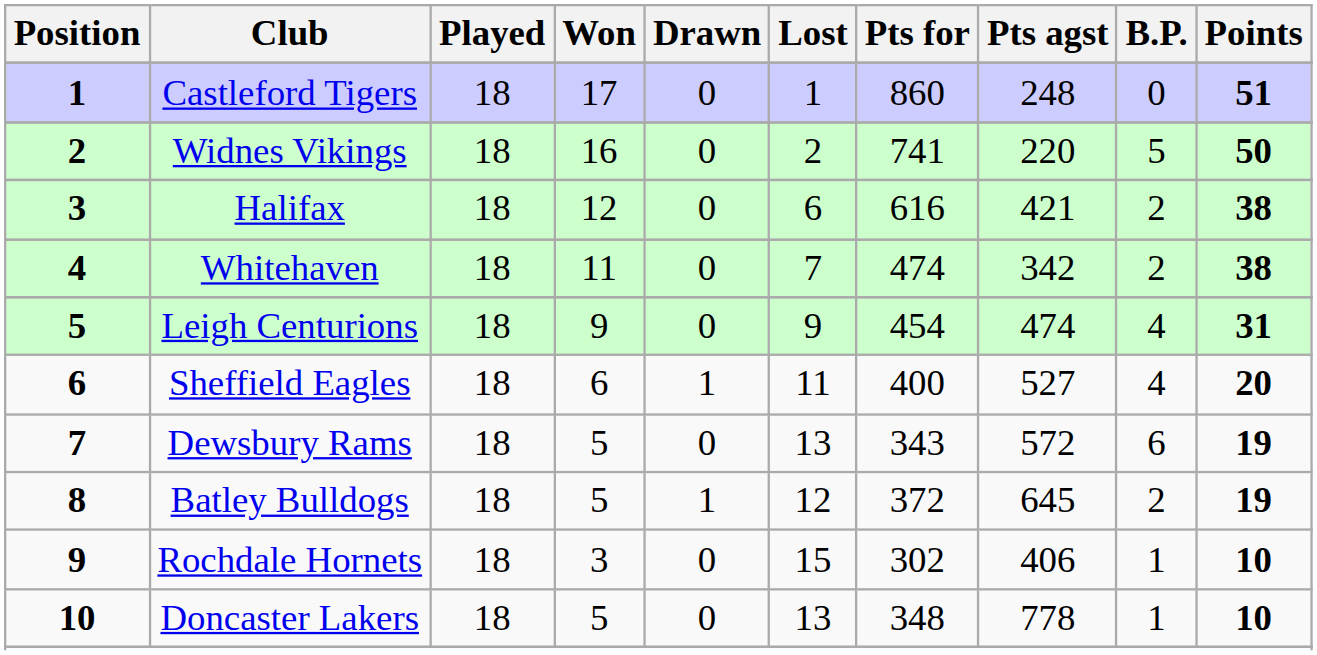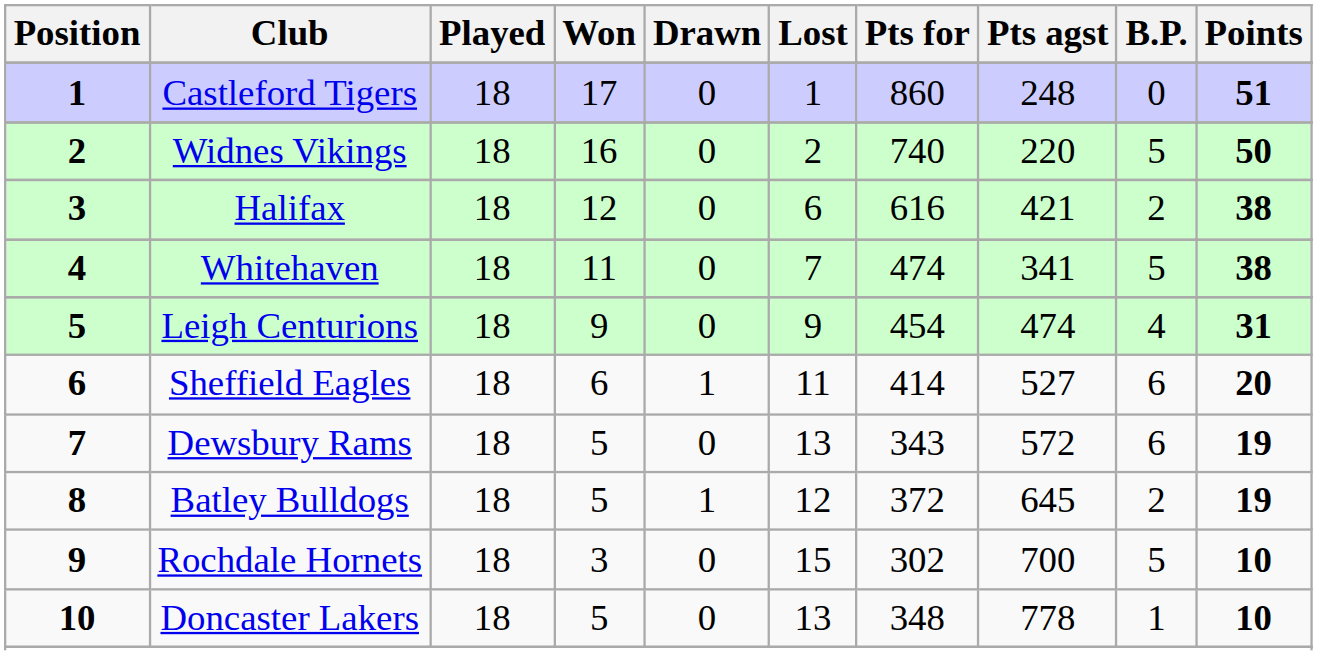(917, 150) 741 -> (917, 150) 740
(1048, 267) 342 -> (1048, 267) 341
(1157, 267) 2 -> (1157, 267) 5
(917, 383) 400 -> (917, 383) 414
(1157, 383) 4 -> (1157, 383) 6
(1048, 558) 406 -> (1048, 558) 700
(1157, 558) 1 -> (1157, 558) 5
